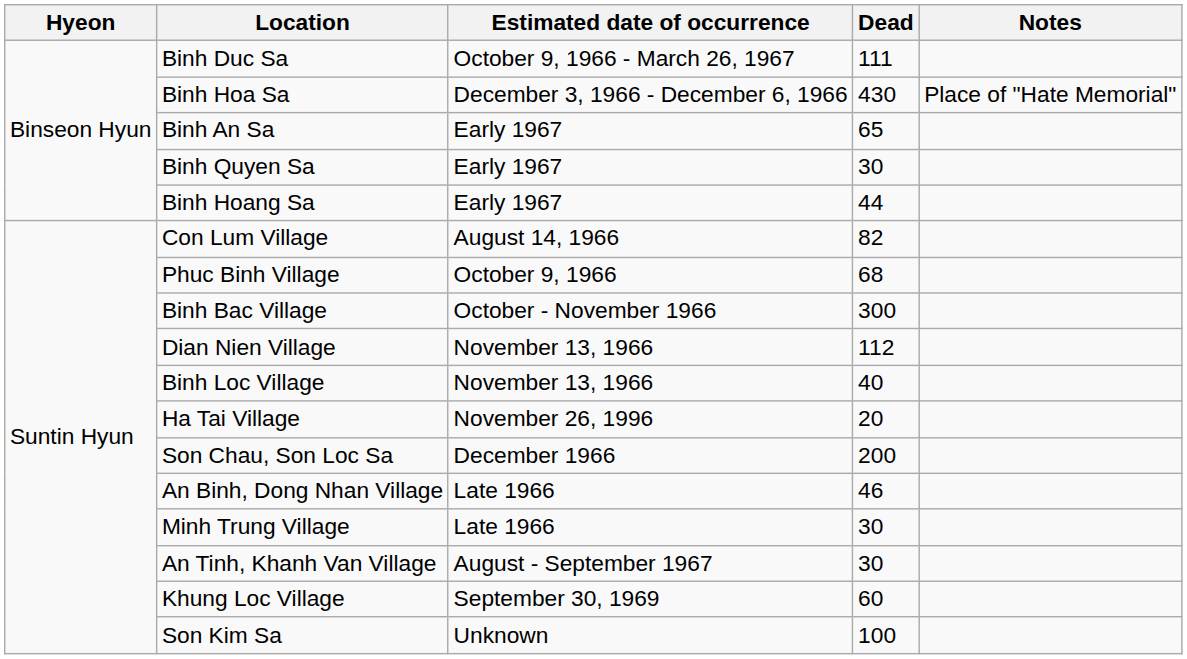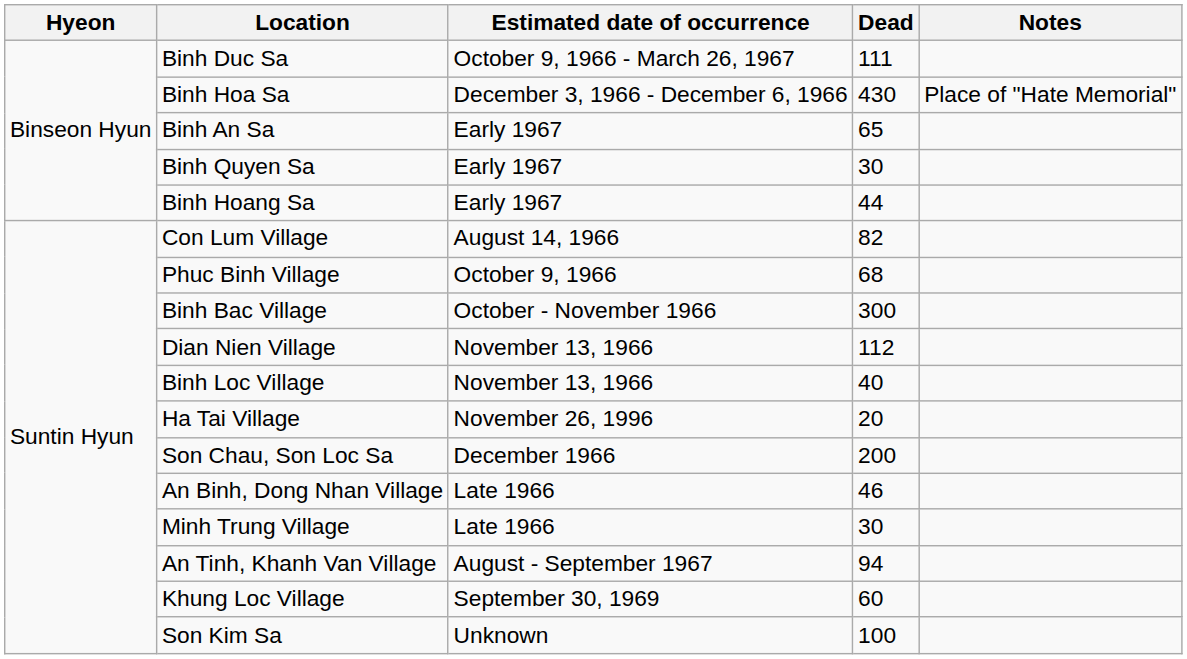(871, 563) 30 -> (871, 563) 94
